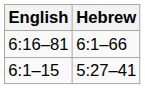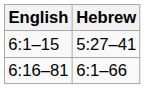rows swapped: (34, 70) <-> (38, 44)
